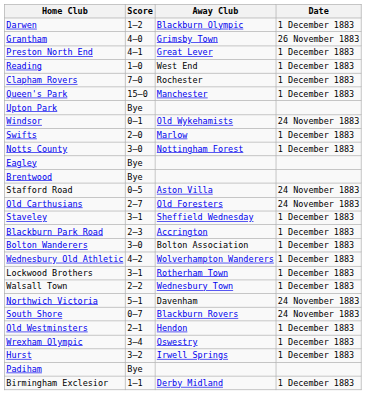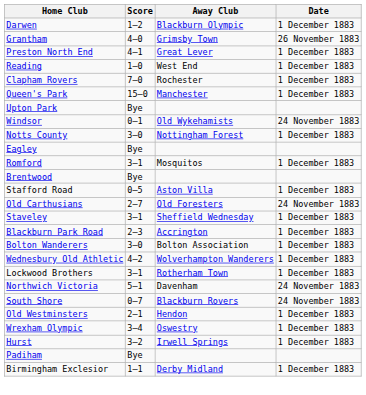- row: (22, 135)
+ row: (24, 163)
(319, 190) 24 November 1883 -> (316, 190) 1 December 1883
- row: (37, 287)
